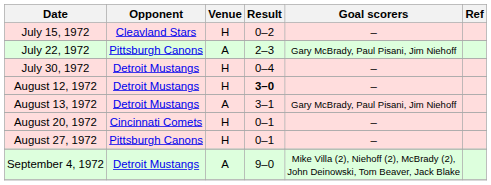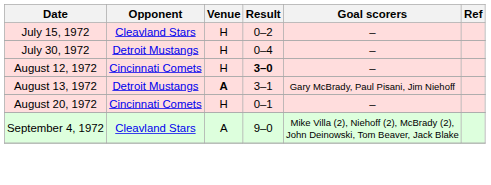- row: (55, 50)
(156, 86) Detroit Mustangs -> (155, 68) Cincinnati Comets
(225, 104) normal -> (224, 86) bold
- row: (55, 140)
(156, 164) Detroit Mustangs -> (155, 128) Cleavland Stars
